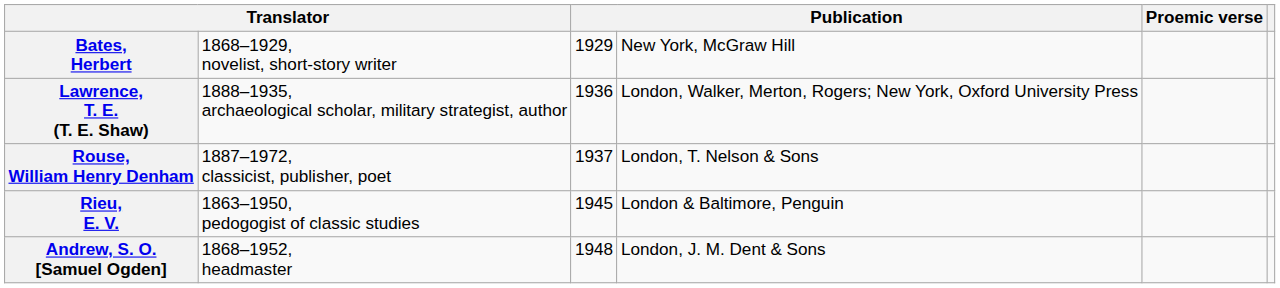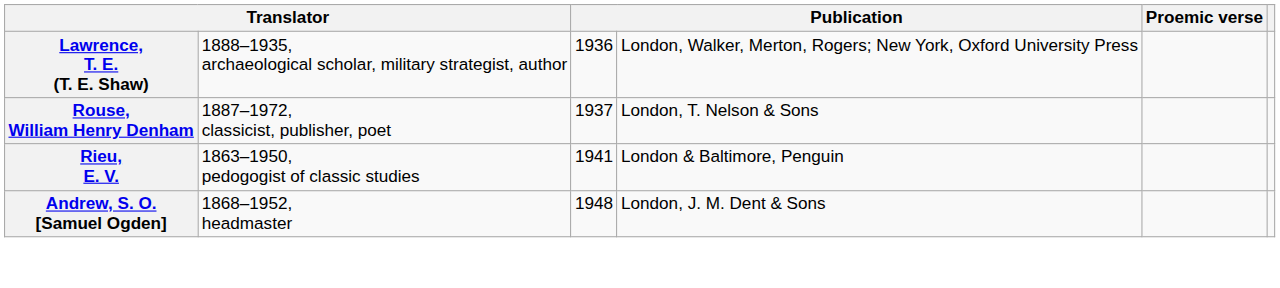- row: (101, 54)
(594, 203) 1945 -> (594, 157) 1941
